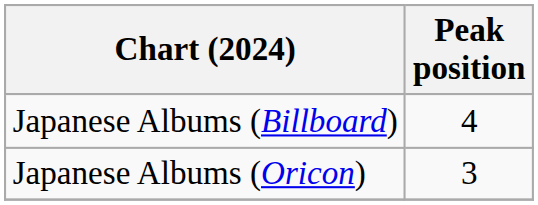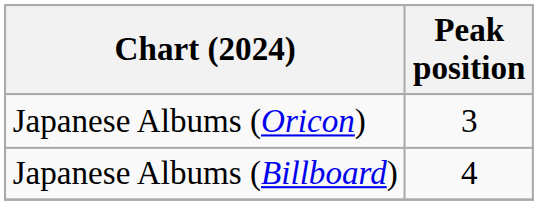rows swapped: (189, 173) <-> (205, 120)
